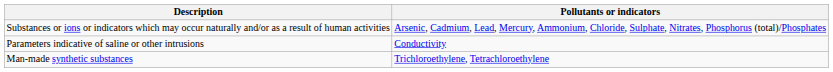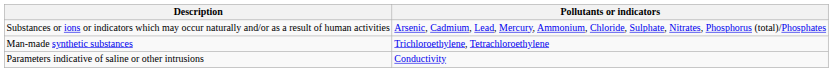rows swapped: (70, 59) <-> (105, 43)
